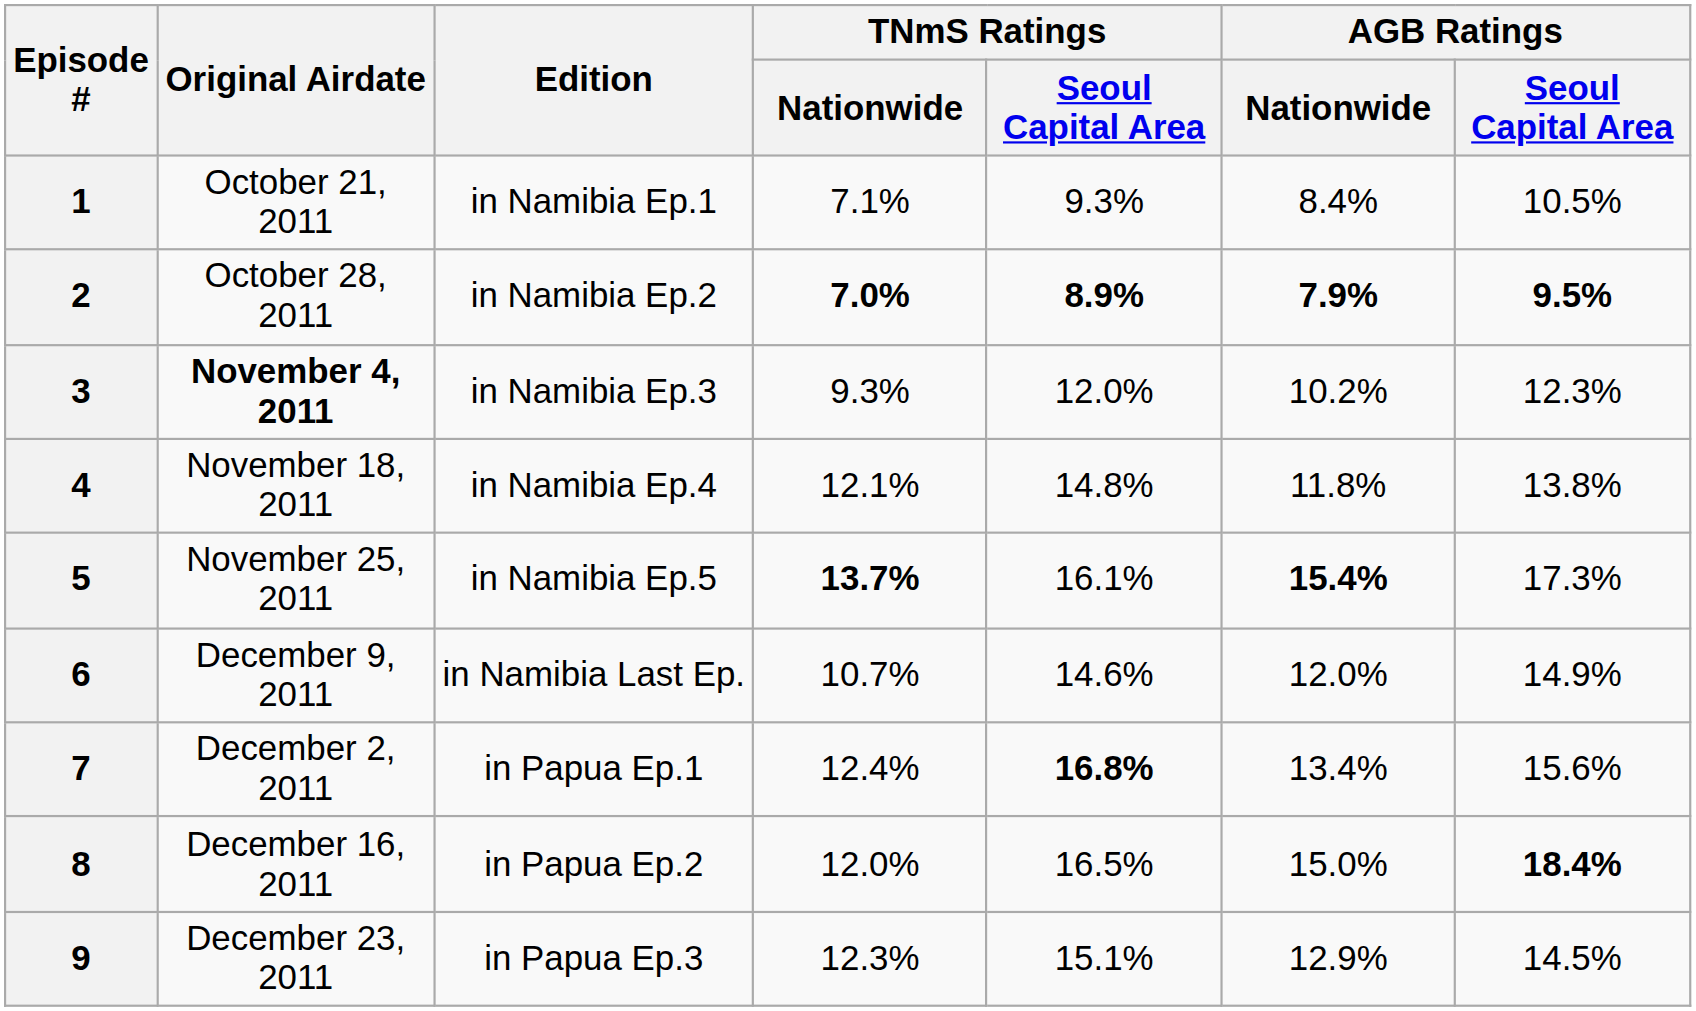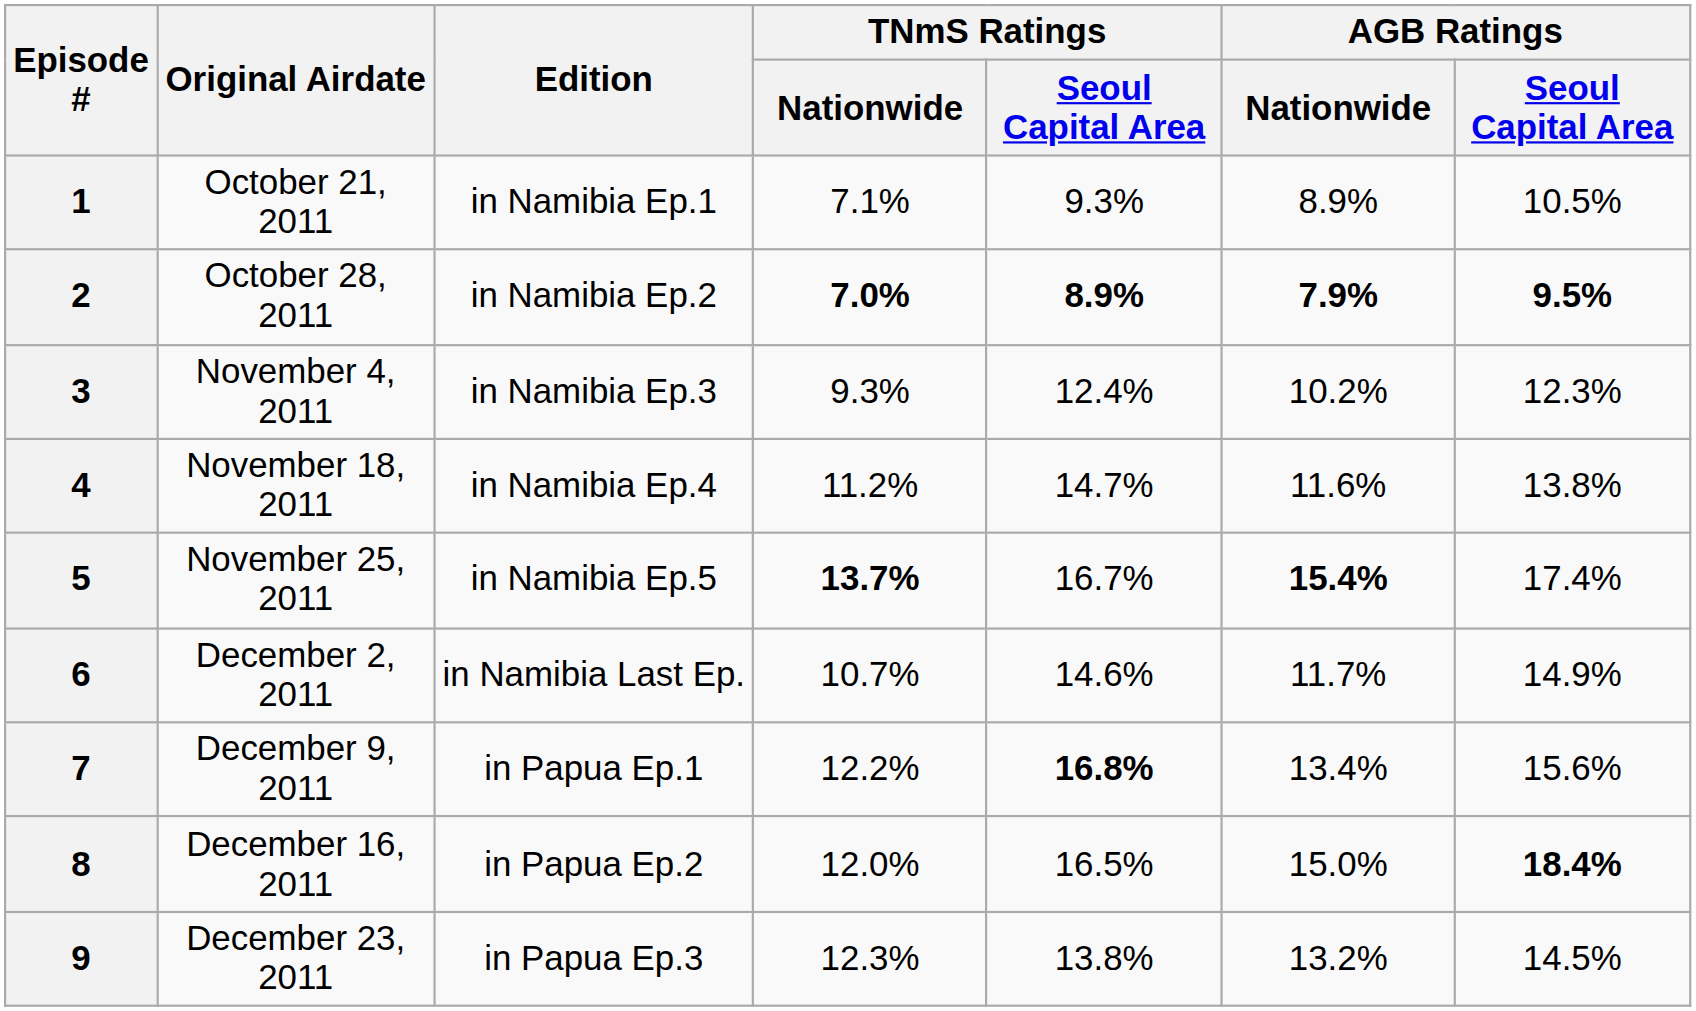(1338, 201) 8.4% -> (1338, 201) 8.9%
(296, 390) bold -> (296, 390) normal
(1104, 390) 12.0% -> (1104, 390) 12.4%
(870, 485) 12.1% -> (870, 485) 11.2%
(1104, 485) 14.8% -> (1104, 485) 14.7%
(1338, 485) 11.8% -> (1338, 485) 11.6%
(1104, 579) 16.1% -> (1104, 579) 16.7%
(1572, 579) 17.3% -> (1572, 579) 17.4%
(296, 674) December 9, 2011 -> (296, 674) December 2, 2011
(1338, 674) 12.0% -> (1338, 674) 11.7%
(296, 768) December 2, 2011 -> (296, 768) December 9, 2011
(870, 768) 12.4% -> (870, 768) 12.2%
(1104, 958) 15.1% -> (1104, 958) 13.8%
(1338, 958) 12.9% -> (1338, 958) 13.2%
